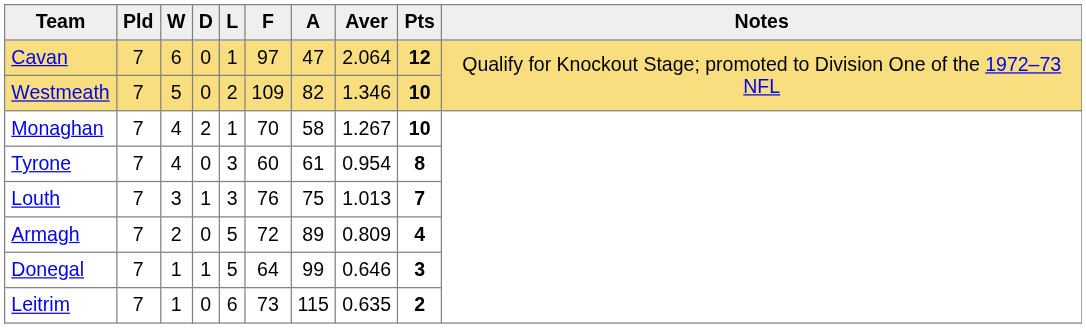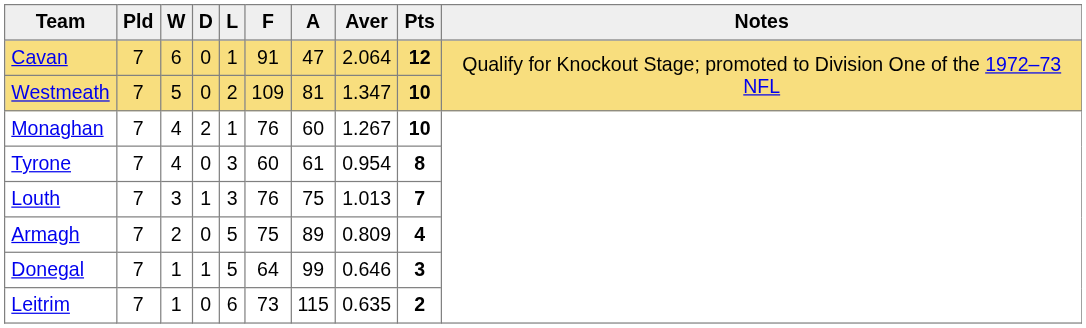(268, 57) 97 -> (268, 57) 91
(313, 92) 82 -> (313, 92) 81
(367, 92) 1.346 -> (367, 92) 1.347
(268, 128) 70 -> (268, 128) 76
(313, 128) 58 -> (313, 128) 60
(268, 234) 72 -> (268, 234) 75
